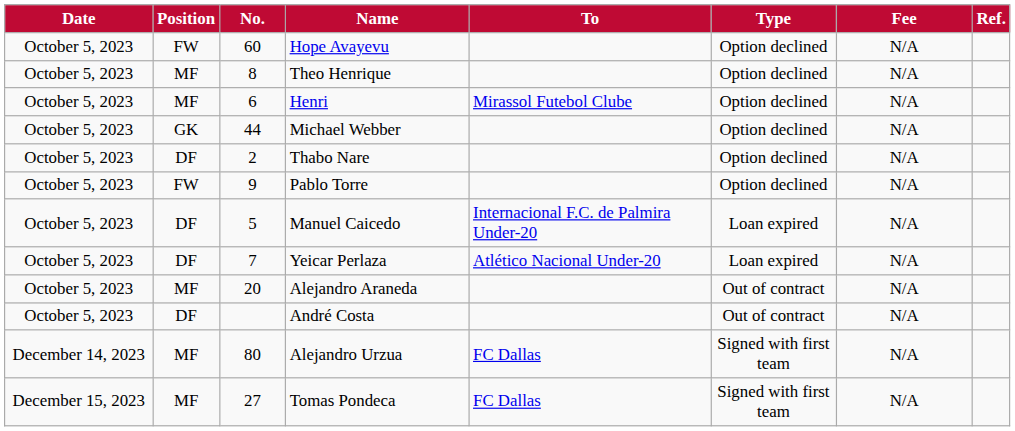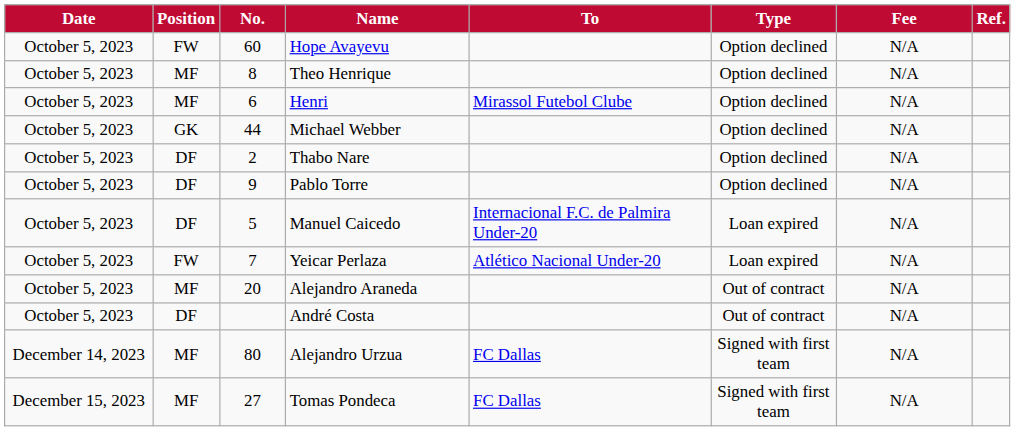(186, 185) FW -> (186, 185) DF
(186, 260) DF -> (186, 260) FW
